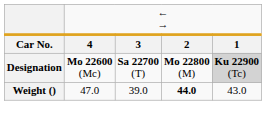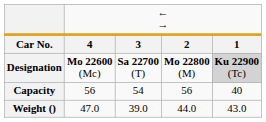+ row: (34, 91)
(187, 91) bold -> (187, 108) normal
